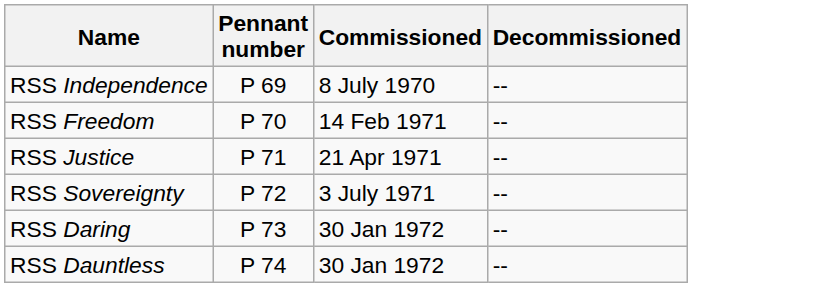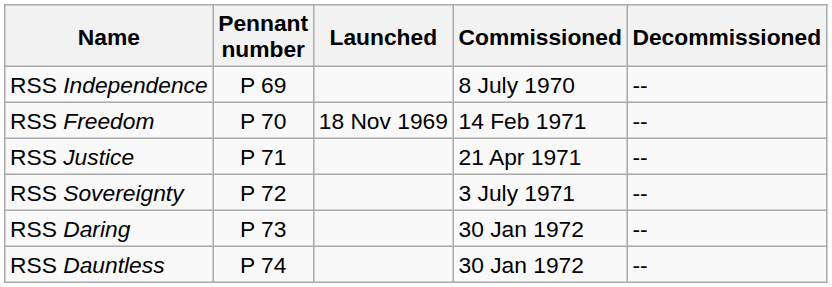+ column: (383, 36)
